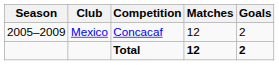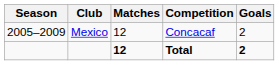columns swapped: (147, 13) <-> (210, 13)
